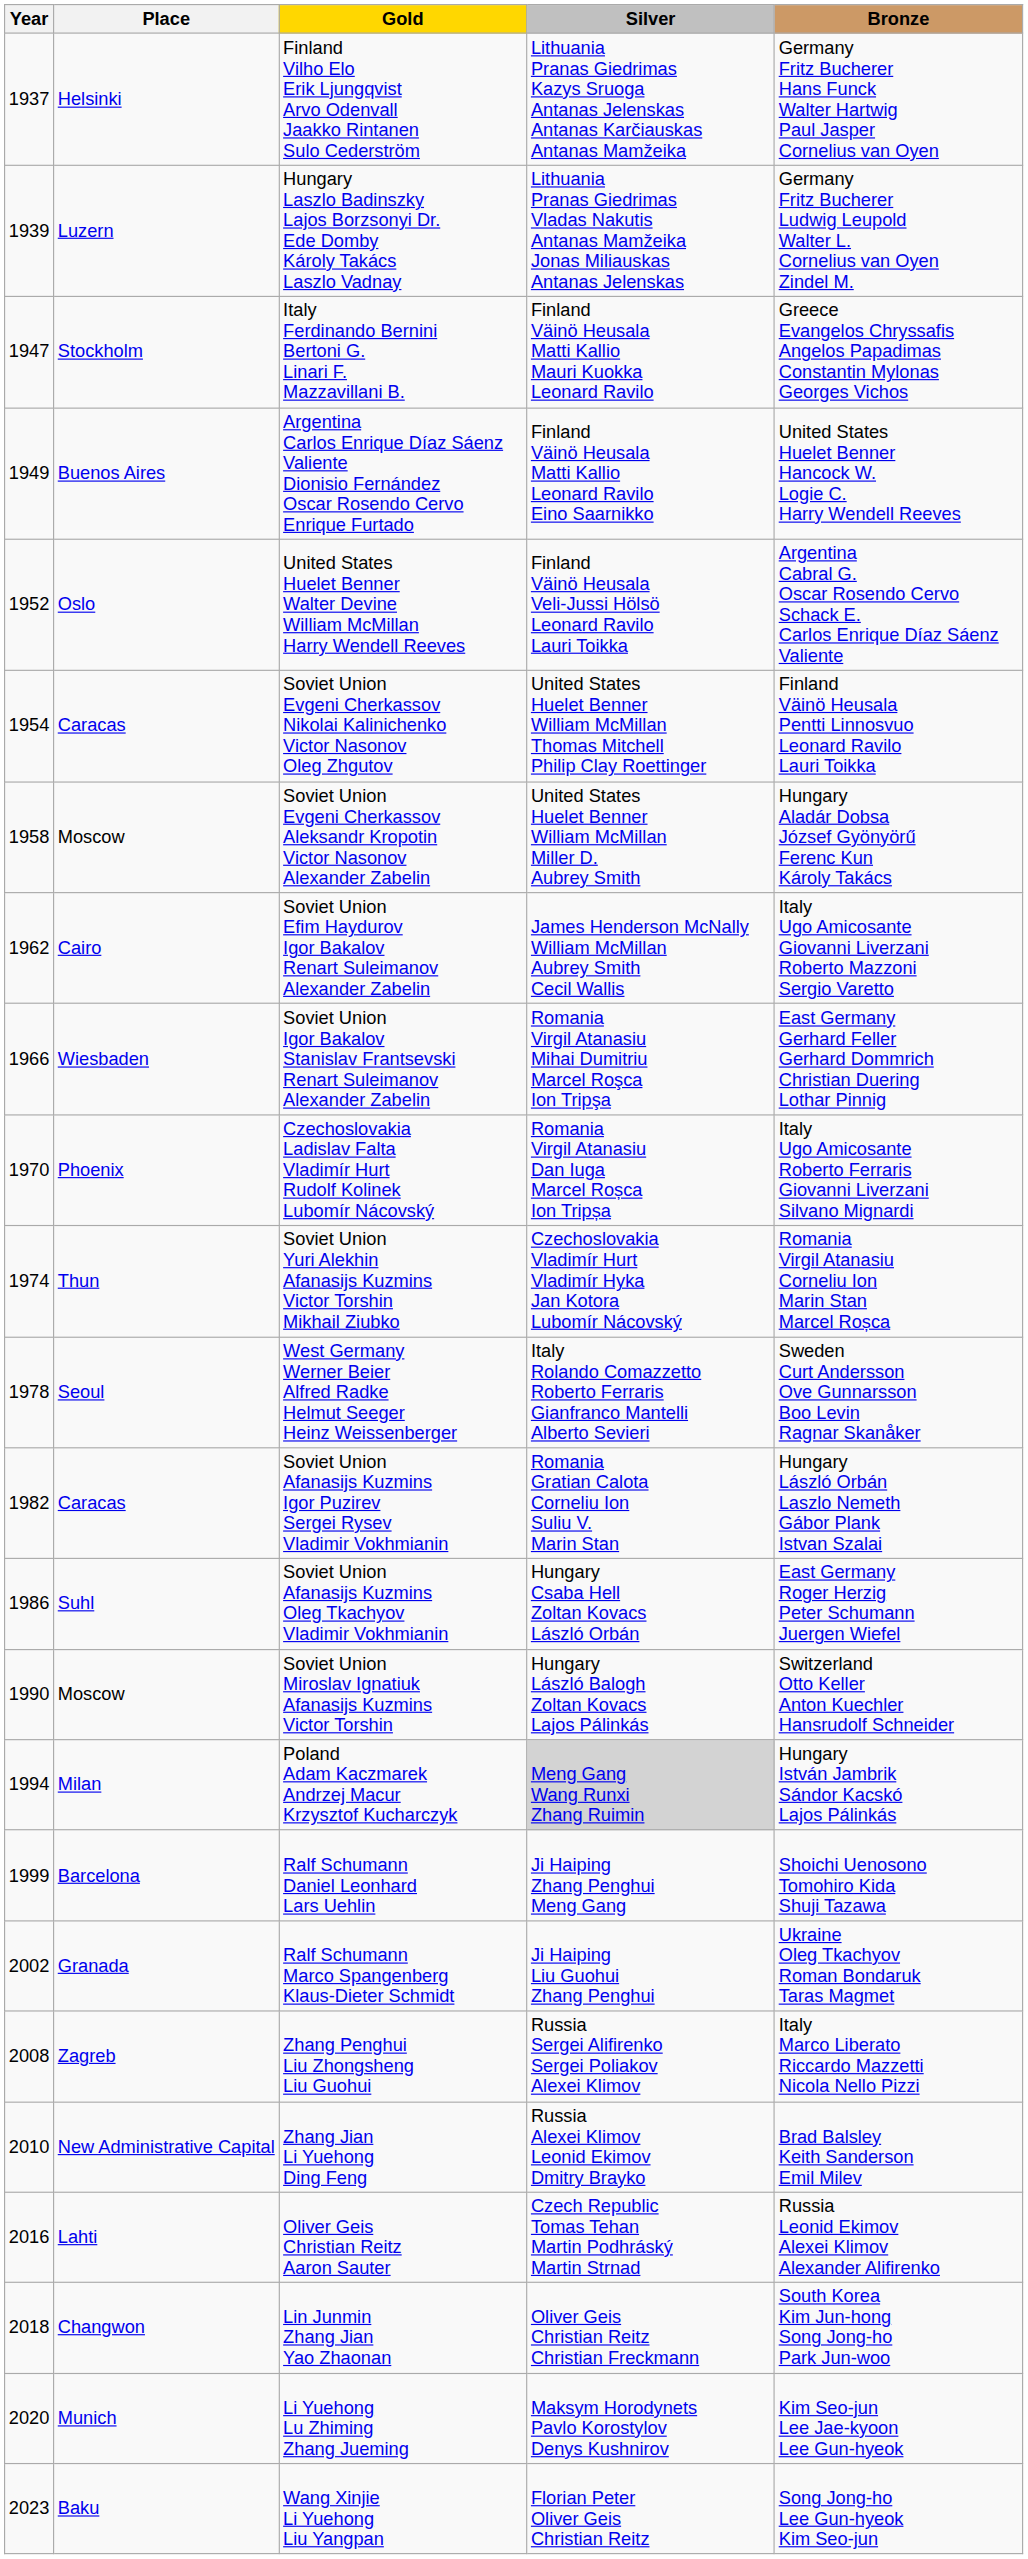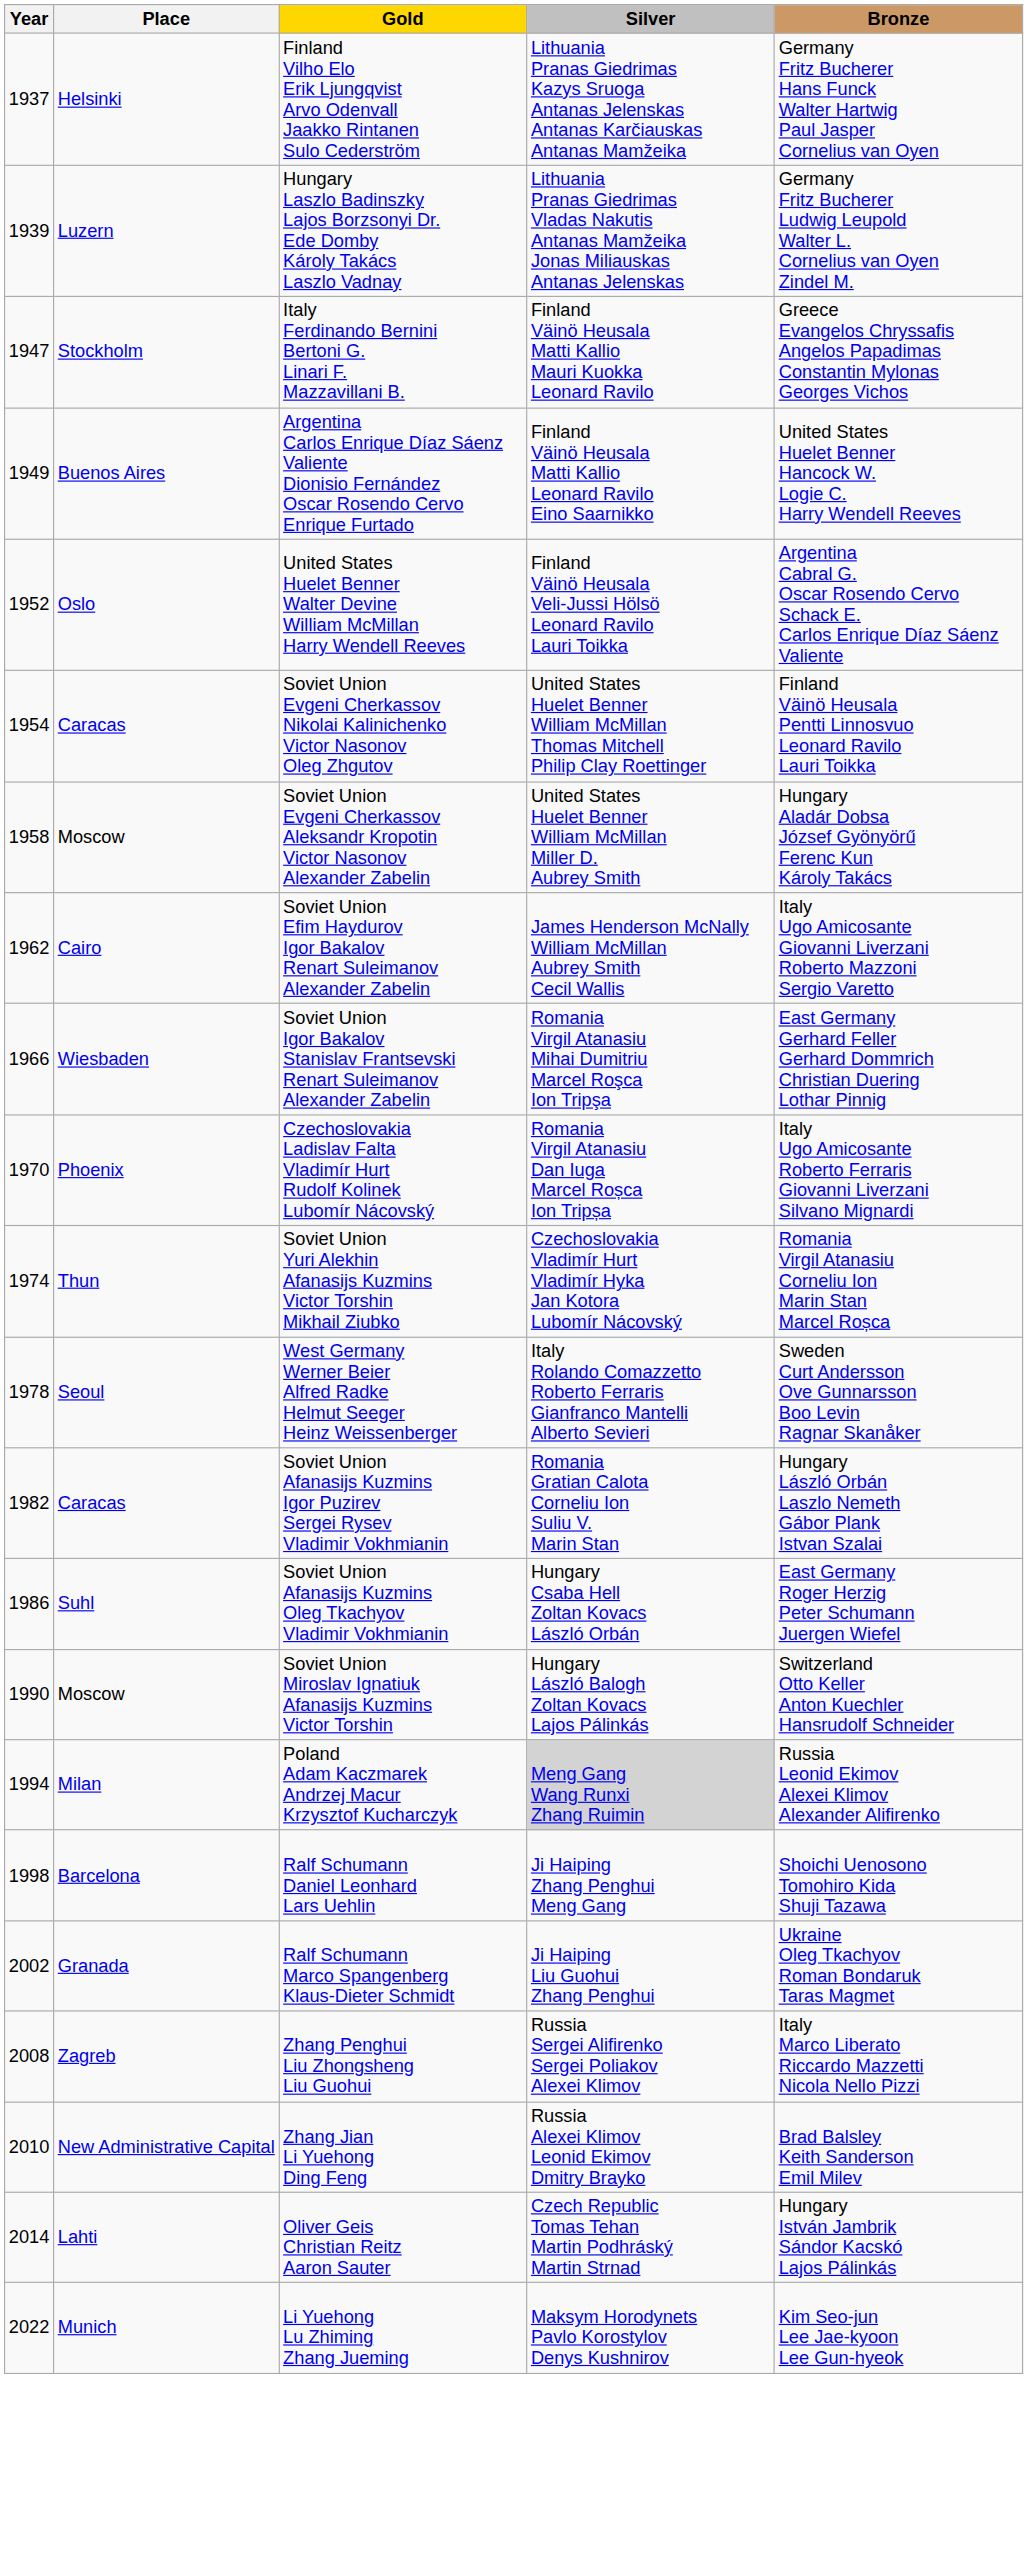(841, 1784) Hungary István Jambrik Sándor Kacskó Lajos Pálinkás -> (859, 1784) Russia Leonid Ekimov Alexei Klimov Alexander Alifirenko
(29, 1875) 1999 -> (29, 1875) 1998
(29, 2237) 2016 -> (29, 2237) 2014
(859, 2237) Russia Leonid Ekimov Alexei Klimov Alexander Alifirenko -> (841, 2237) Hungary István Jambrik Sándor Kacskó Lajos Pálinkás
- row: (337, 2338)
(29, 2418) 2020 -> (29, 2327) 2022
- row: (333, 2518)
